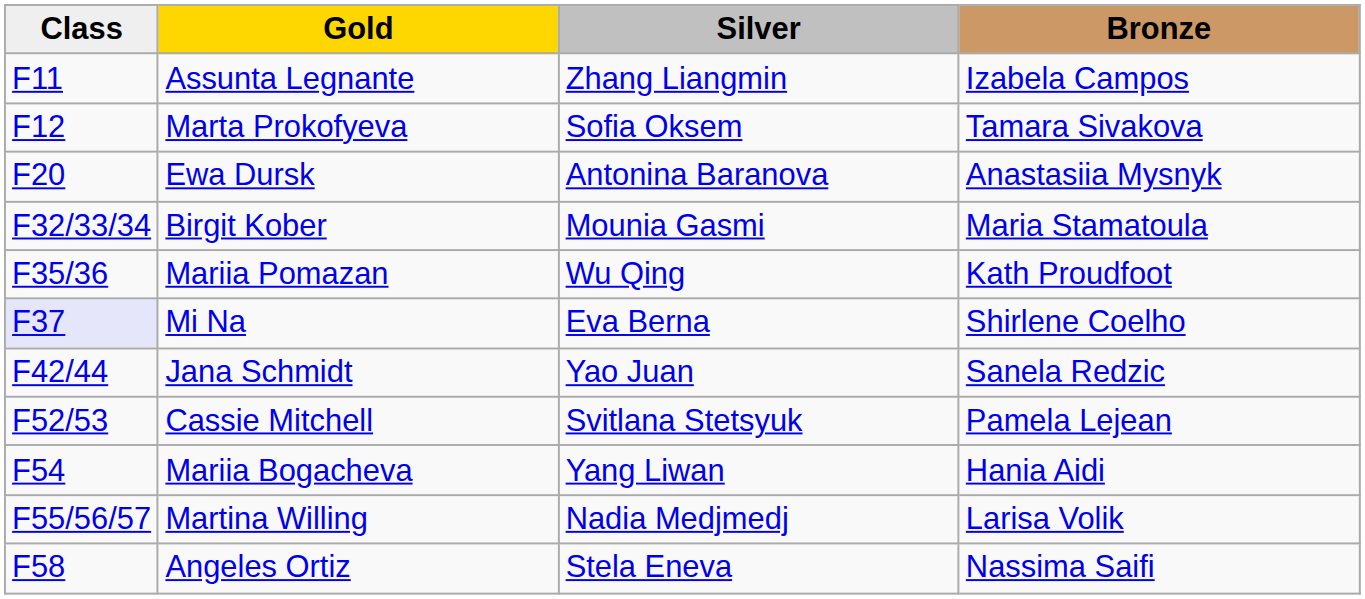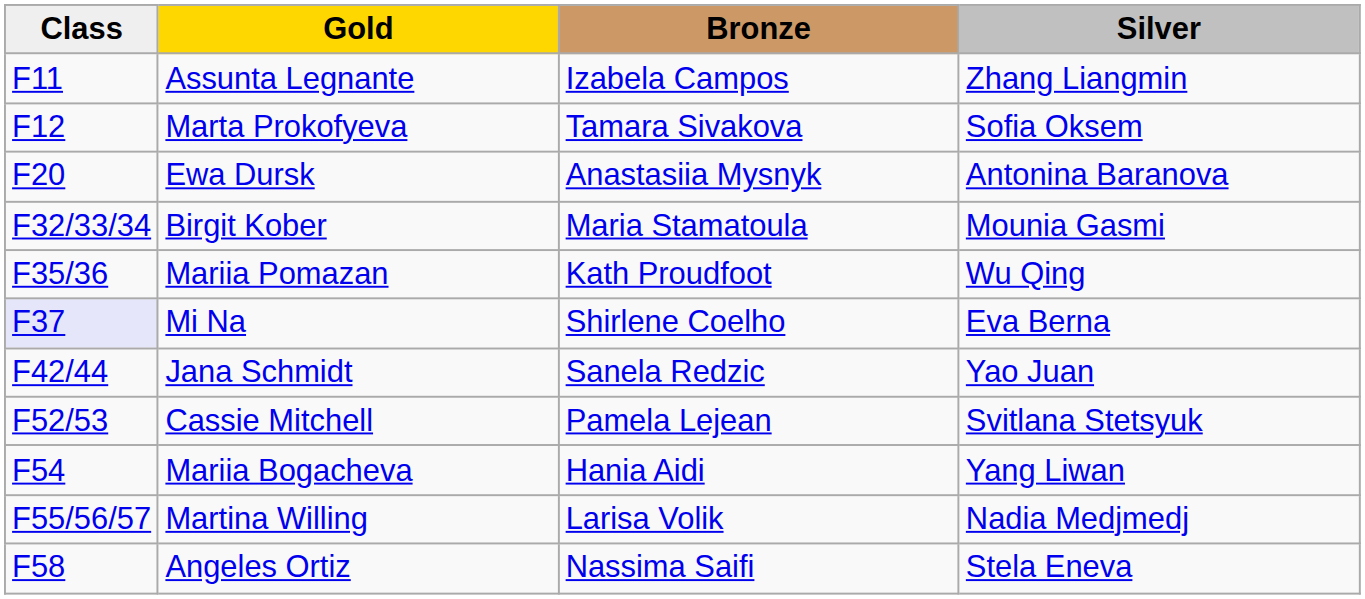columns swapped: (759, 28) <-> (1159, 28)
